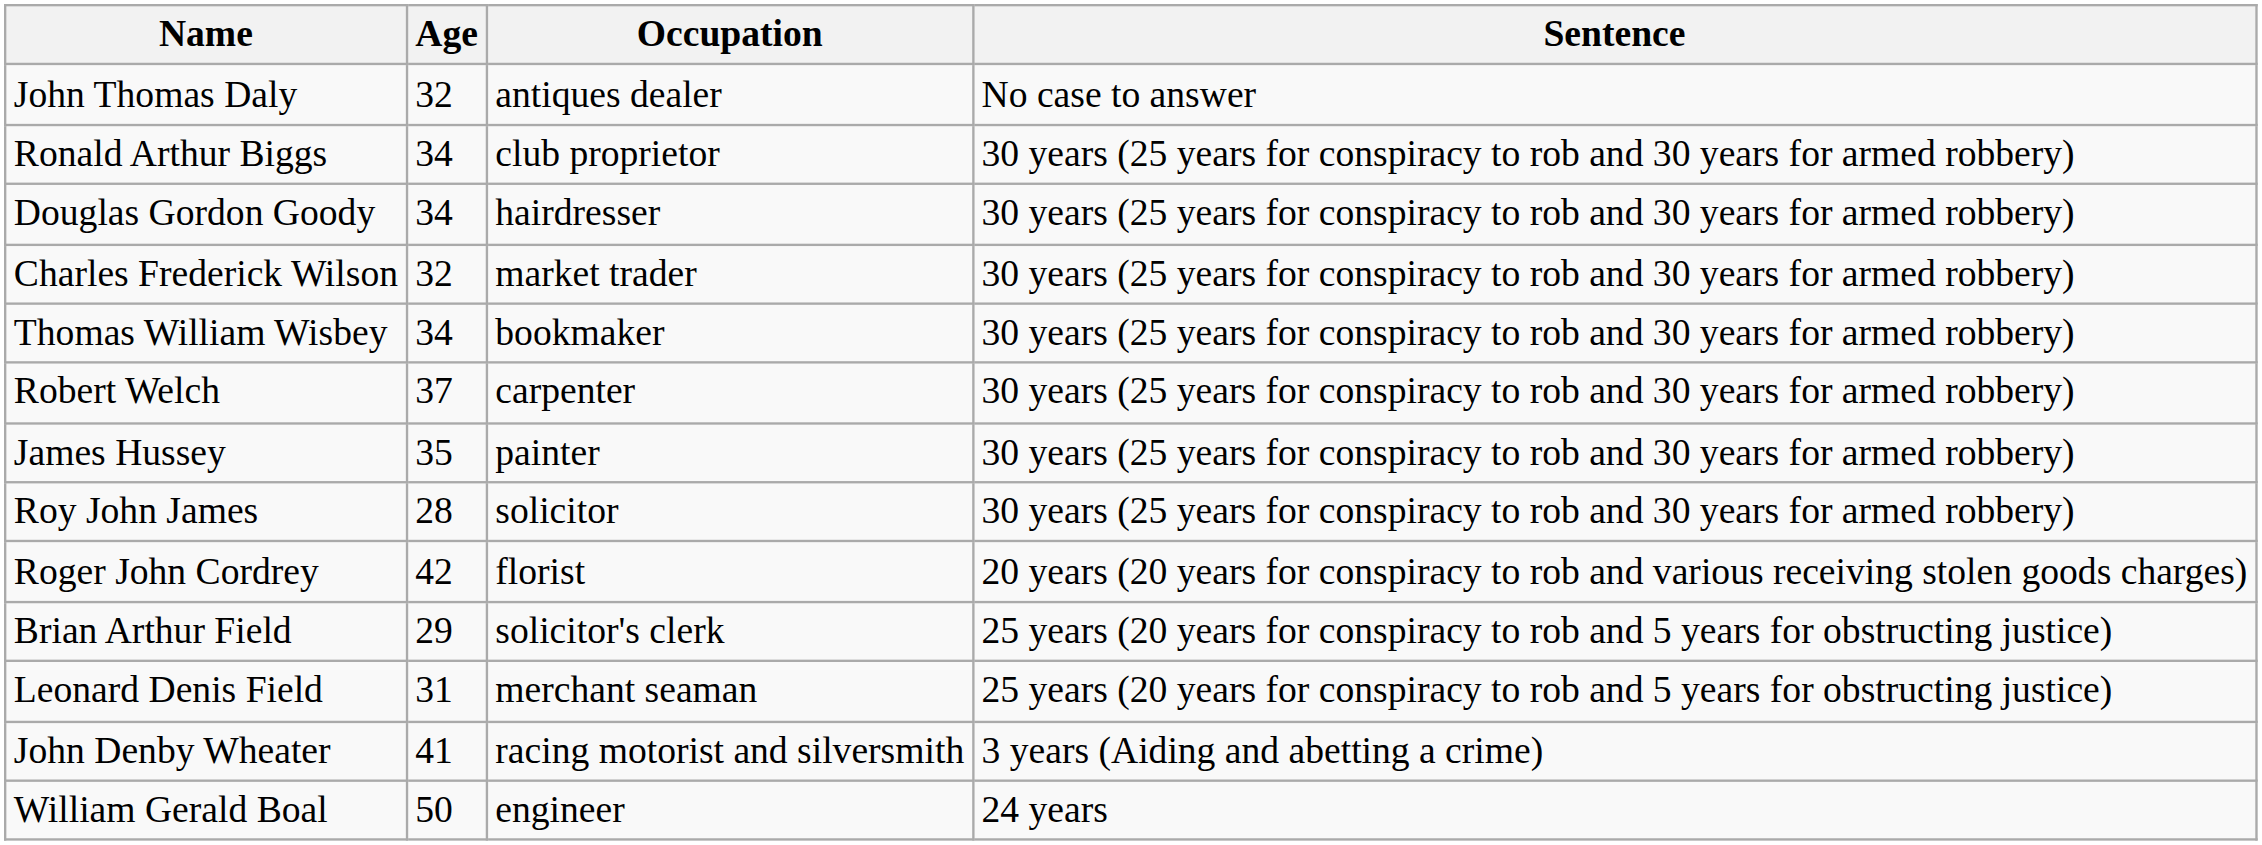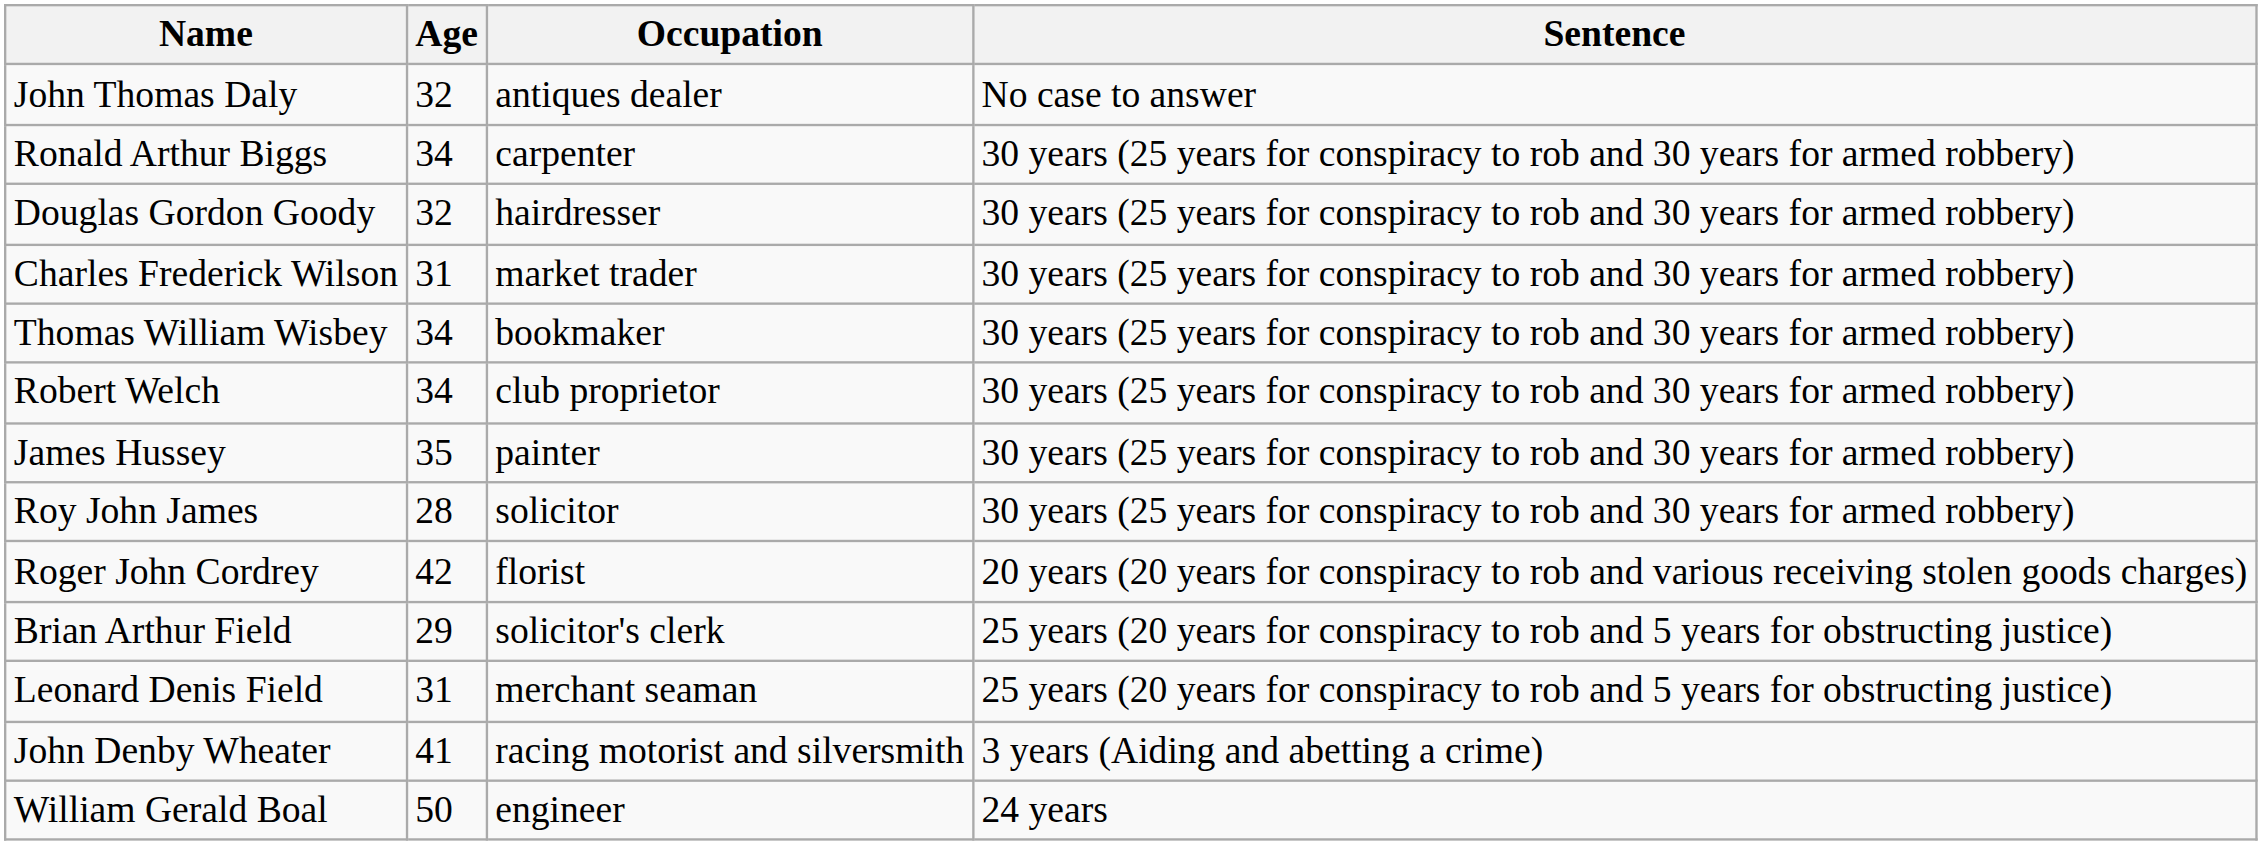(608, 153) club proprietor -> (565, 153) carpenter
(434, 213) 34 -> (434, 213) 32
(434, 272) 32 -> (434, 272) 31
(434, 392) 37 -> (434, 392) 34
(565, 392) carpenter -> (608, 392) club proprietor
